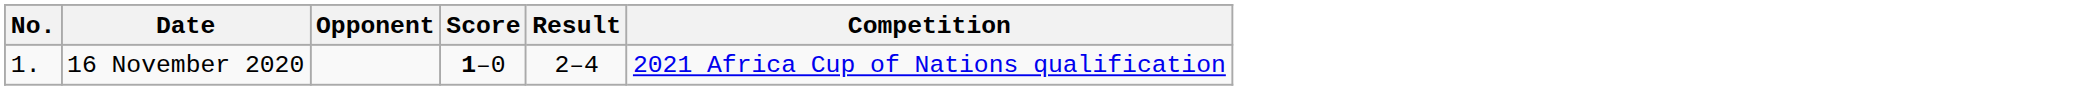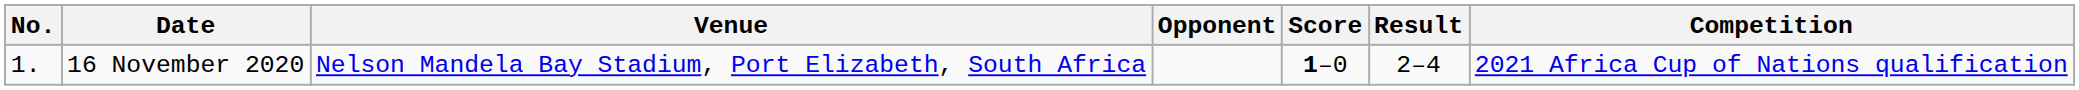+ column: (731, 25)
